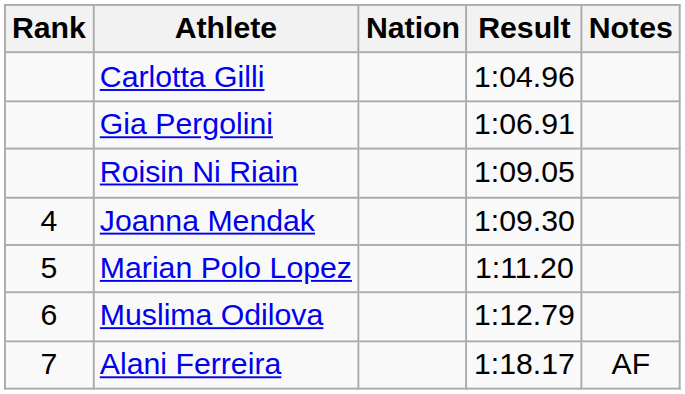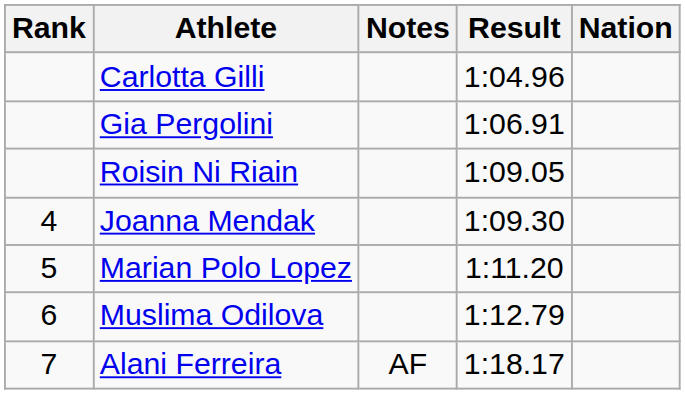columns swapped: (413, 28) <-> (631, 28)
